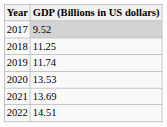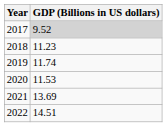(44, 46) 11.25 -> (44, 46) 11.23
(45, 79) 13.53 -> (44, 79) 11.53
